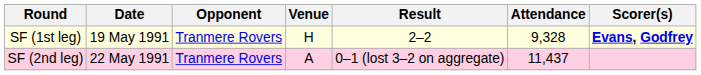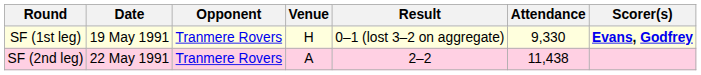(420, 37) 2–2 -> (420, 37) 0–1 (lost 3–2 on aggregate)
(548, 37) 9,328 -> (548, 37) 9,330
(420, 59) 0–1 (lost 3–2 on aggregate) -> (420, 59) 2–2
(548, 59) 11,437 -> (548, 59) 11,438
